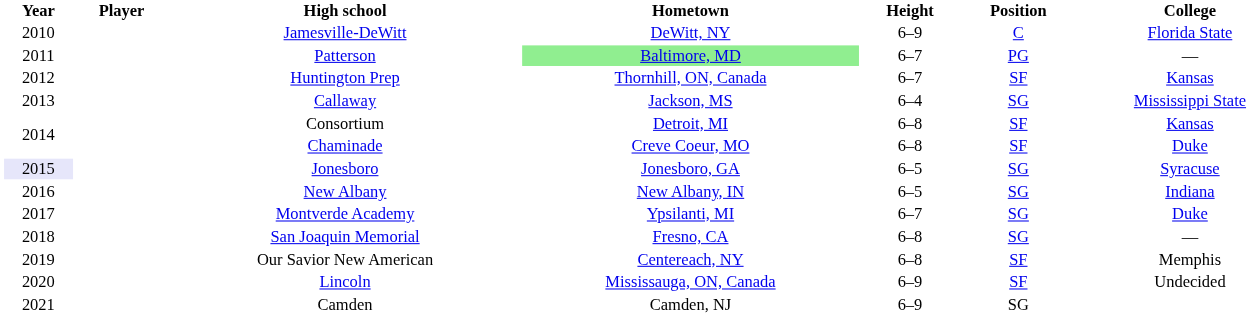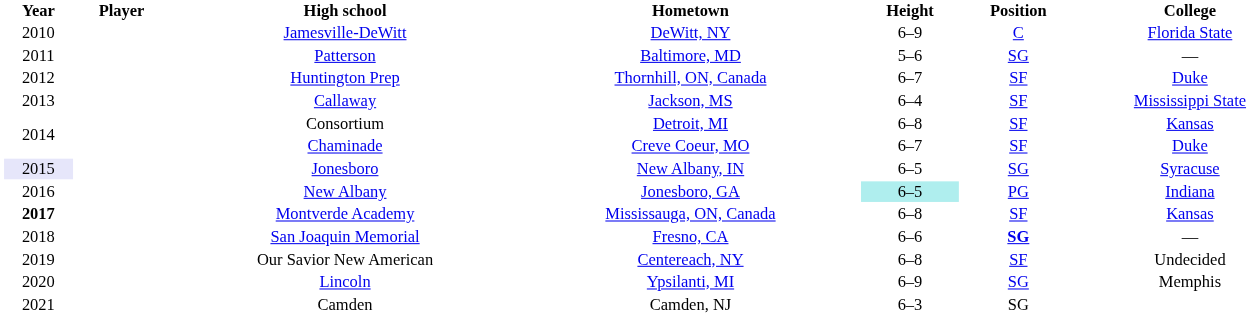(690, 55) lightgreen background -> (690, 55) no background
(910, 55) 6–7 -> (910, 55) 5–6
(1018, 55) PG -> (1018, 55) SG
(1190, 78) Kansas -> (1190, 78) Duke
(1018, 100) SG -> (1018, 100) SF
(910, 146) 6–8 -> (910, 146) 6–7
(690, 168) Jonesboro, GA -> (690, 168) New Albany, IN
(690, 191) New Albany, IN -> (690, 191) Jonesboro, GA
(910, 191) no background -> (910, 191) paleturquoise background
(1018, 191) SG -> (1018, 191) PG
(38, 214) normal -> (38, 214) bold
(690, 214) Ypsilanti, MI -> (690, 214) Mississauga, ON, Canada
(910, 214) 6–7 -> (910, 214) 6–8
(1018, 214) SG -> (1018, 214) SF
(1190, 214) Duke -> (1190, 214) Kansas
(910, 236) 6–8 -> (910, 236) 6–6
(1018, 236) normal -> (1018, 236) bold
(1190, 259) Memphis -> (1190, 259) Undecided
(690, 282) Mississauga, ON, Canada -> (690, 282) Ypsilanti, MI
(1018, 282) SF -> (1018, 282) SG
(1190, 282) Undecided -> (1190, 282) Memphis
(910, 304) 6–9 -> (910, 304) 6–3
